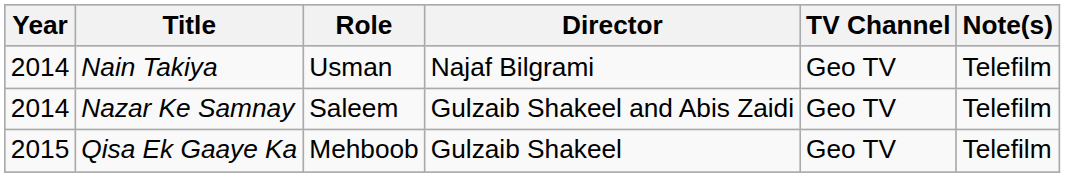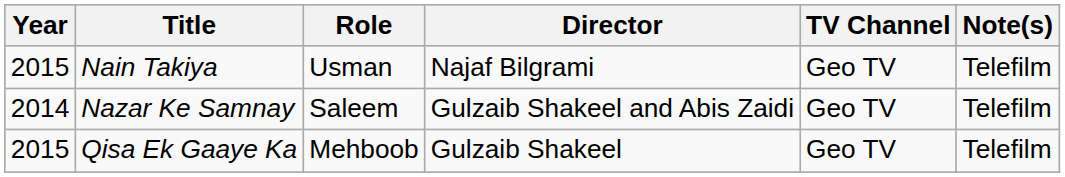(40, 66) 2014 -> (40, 66) 2015
